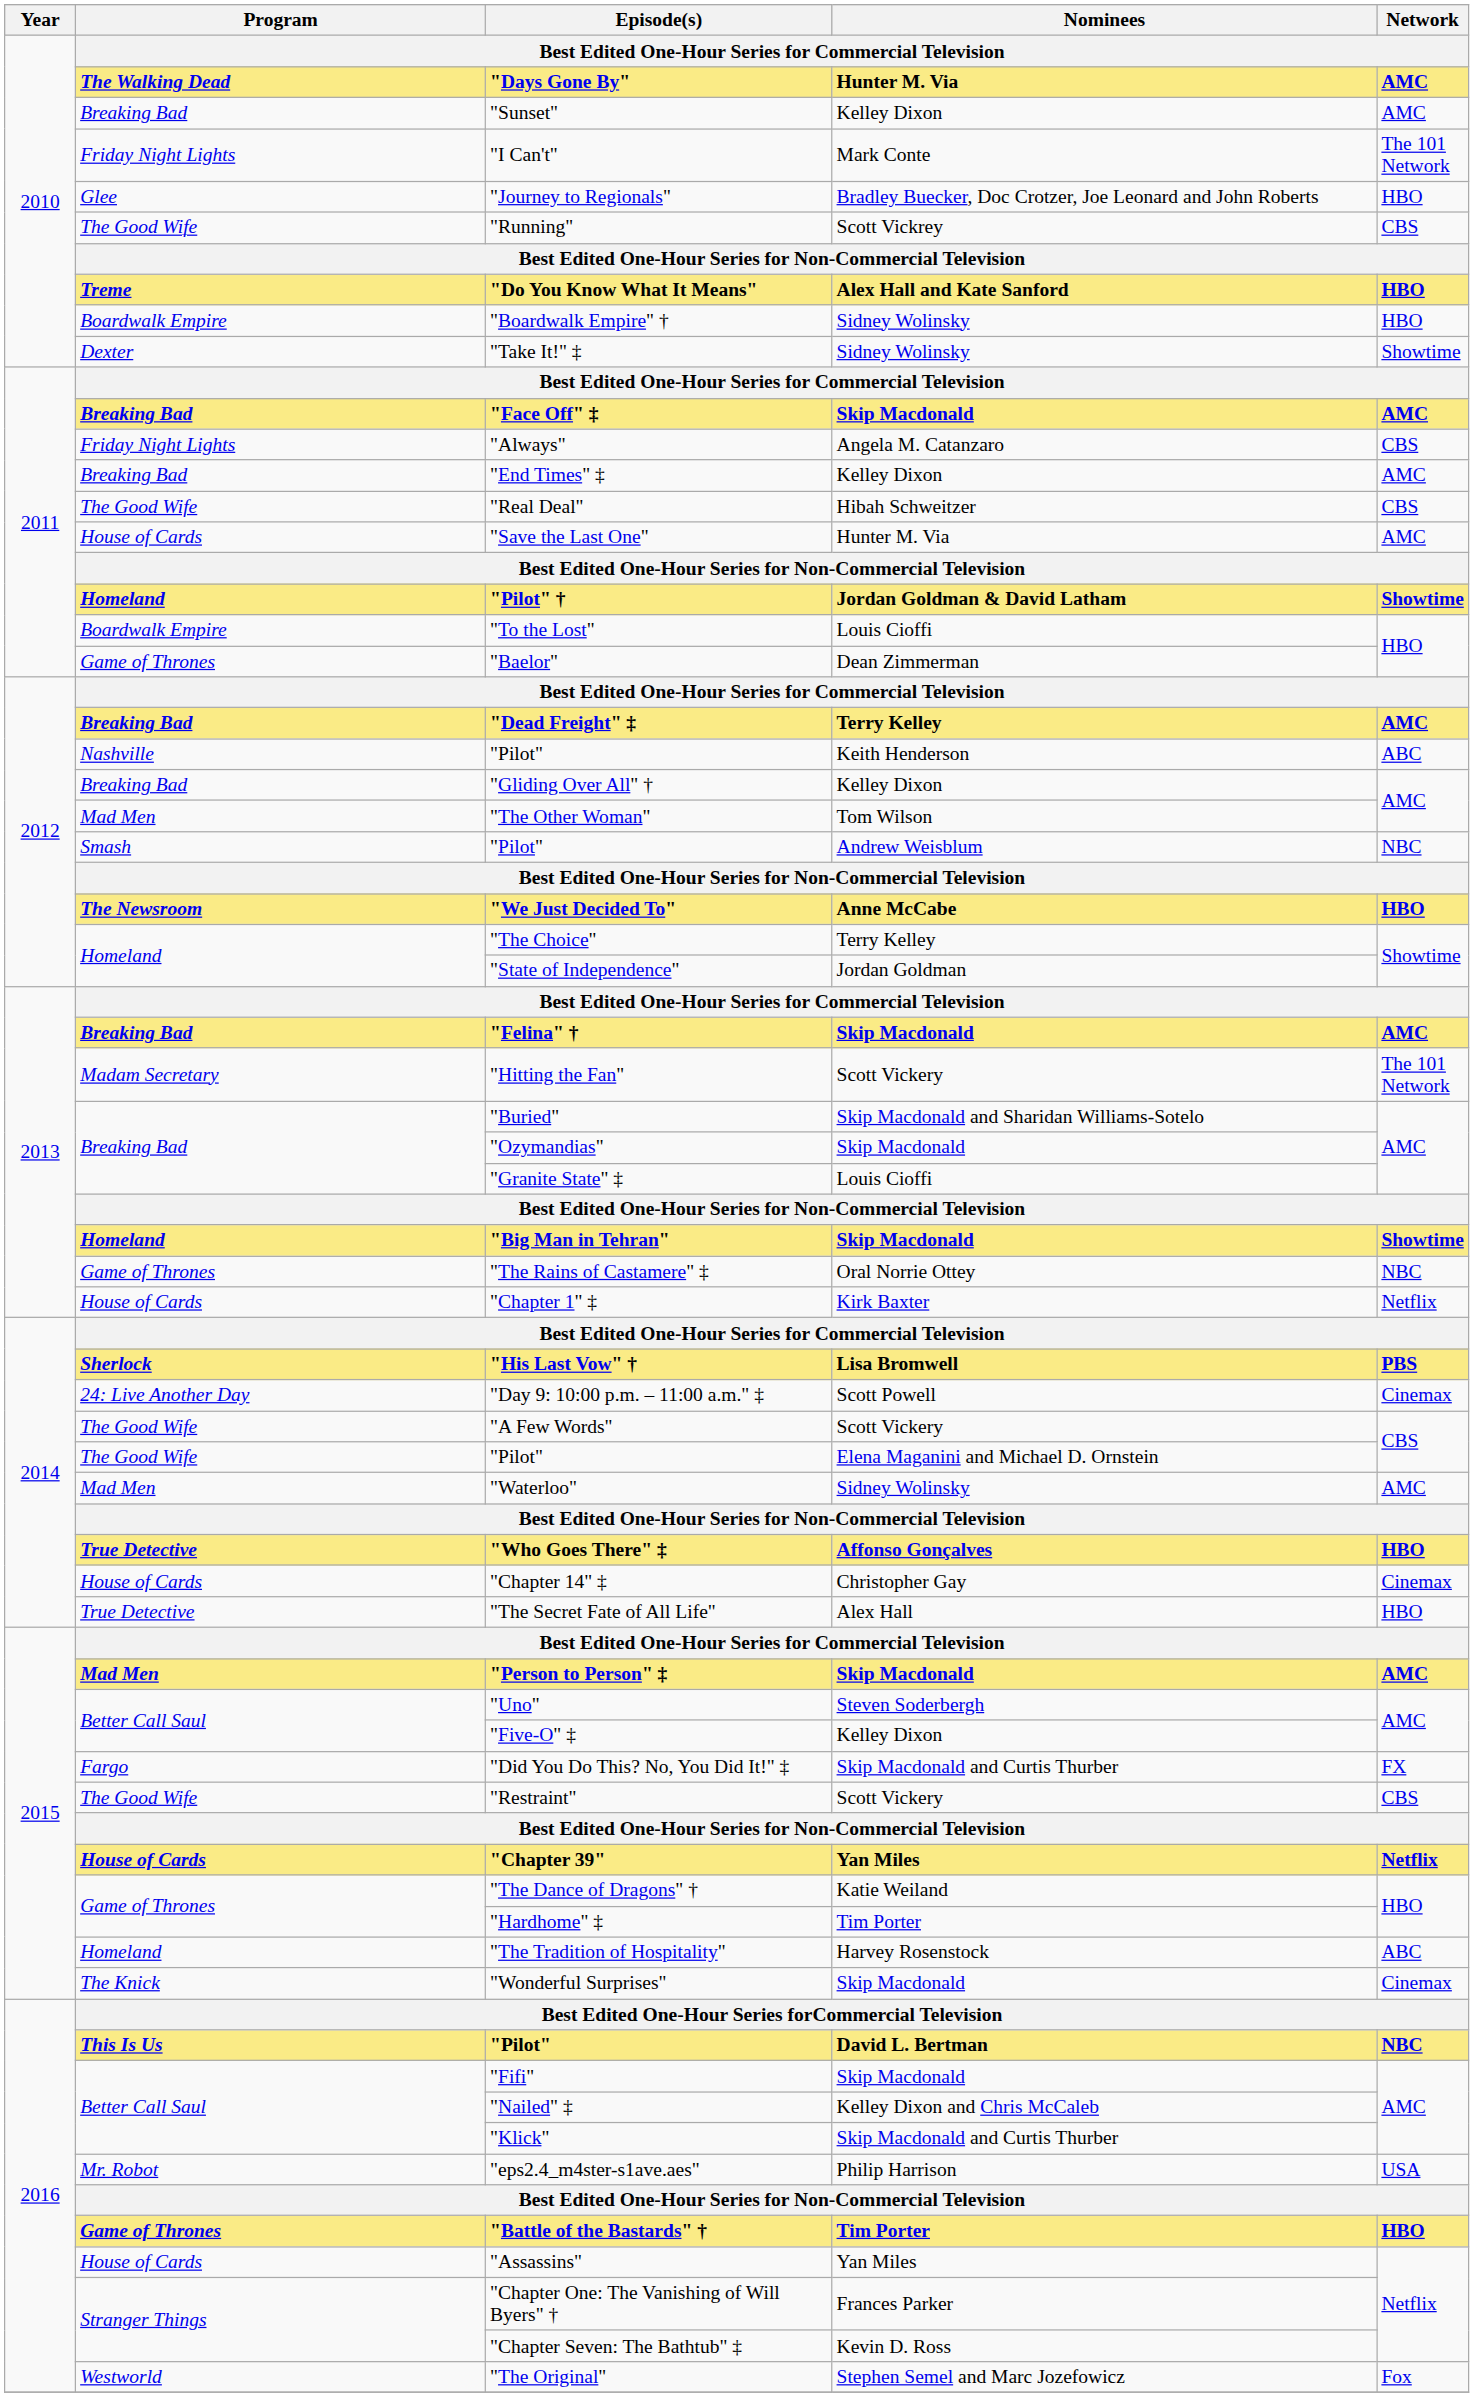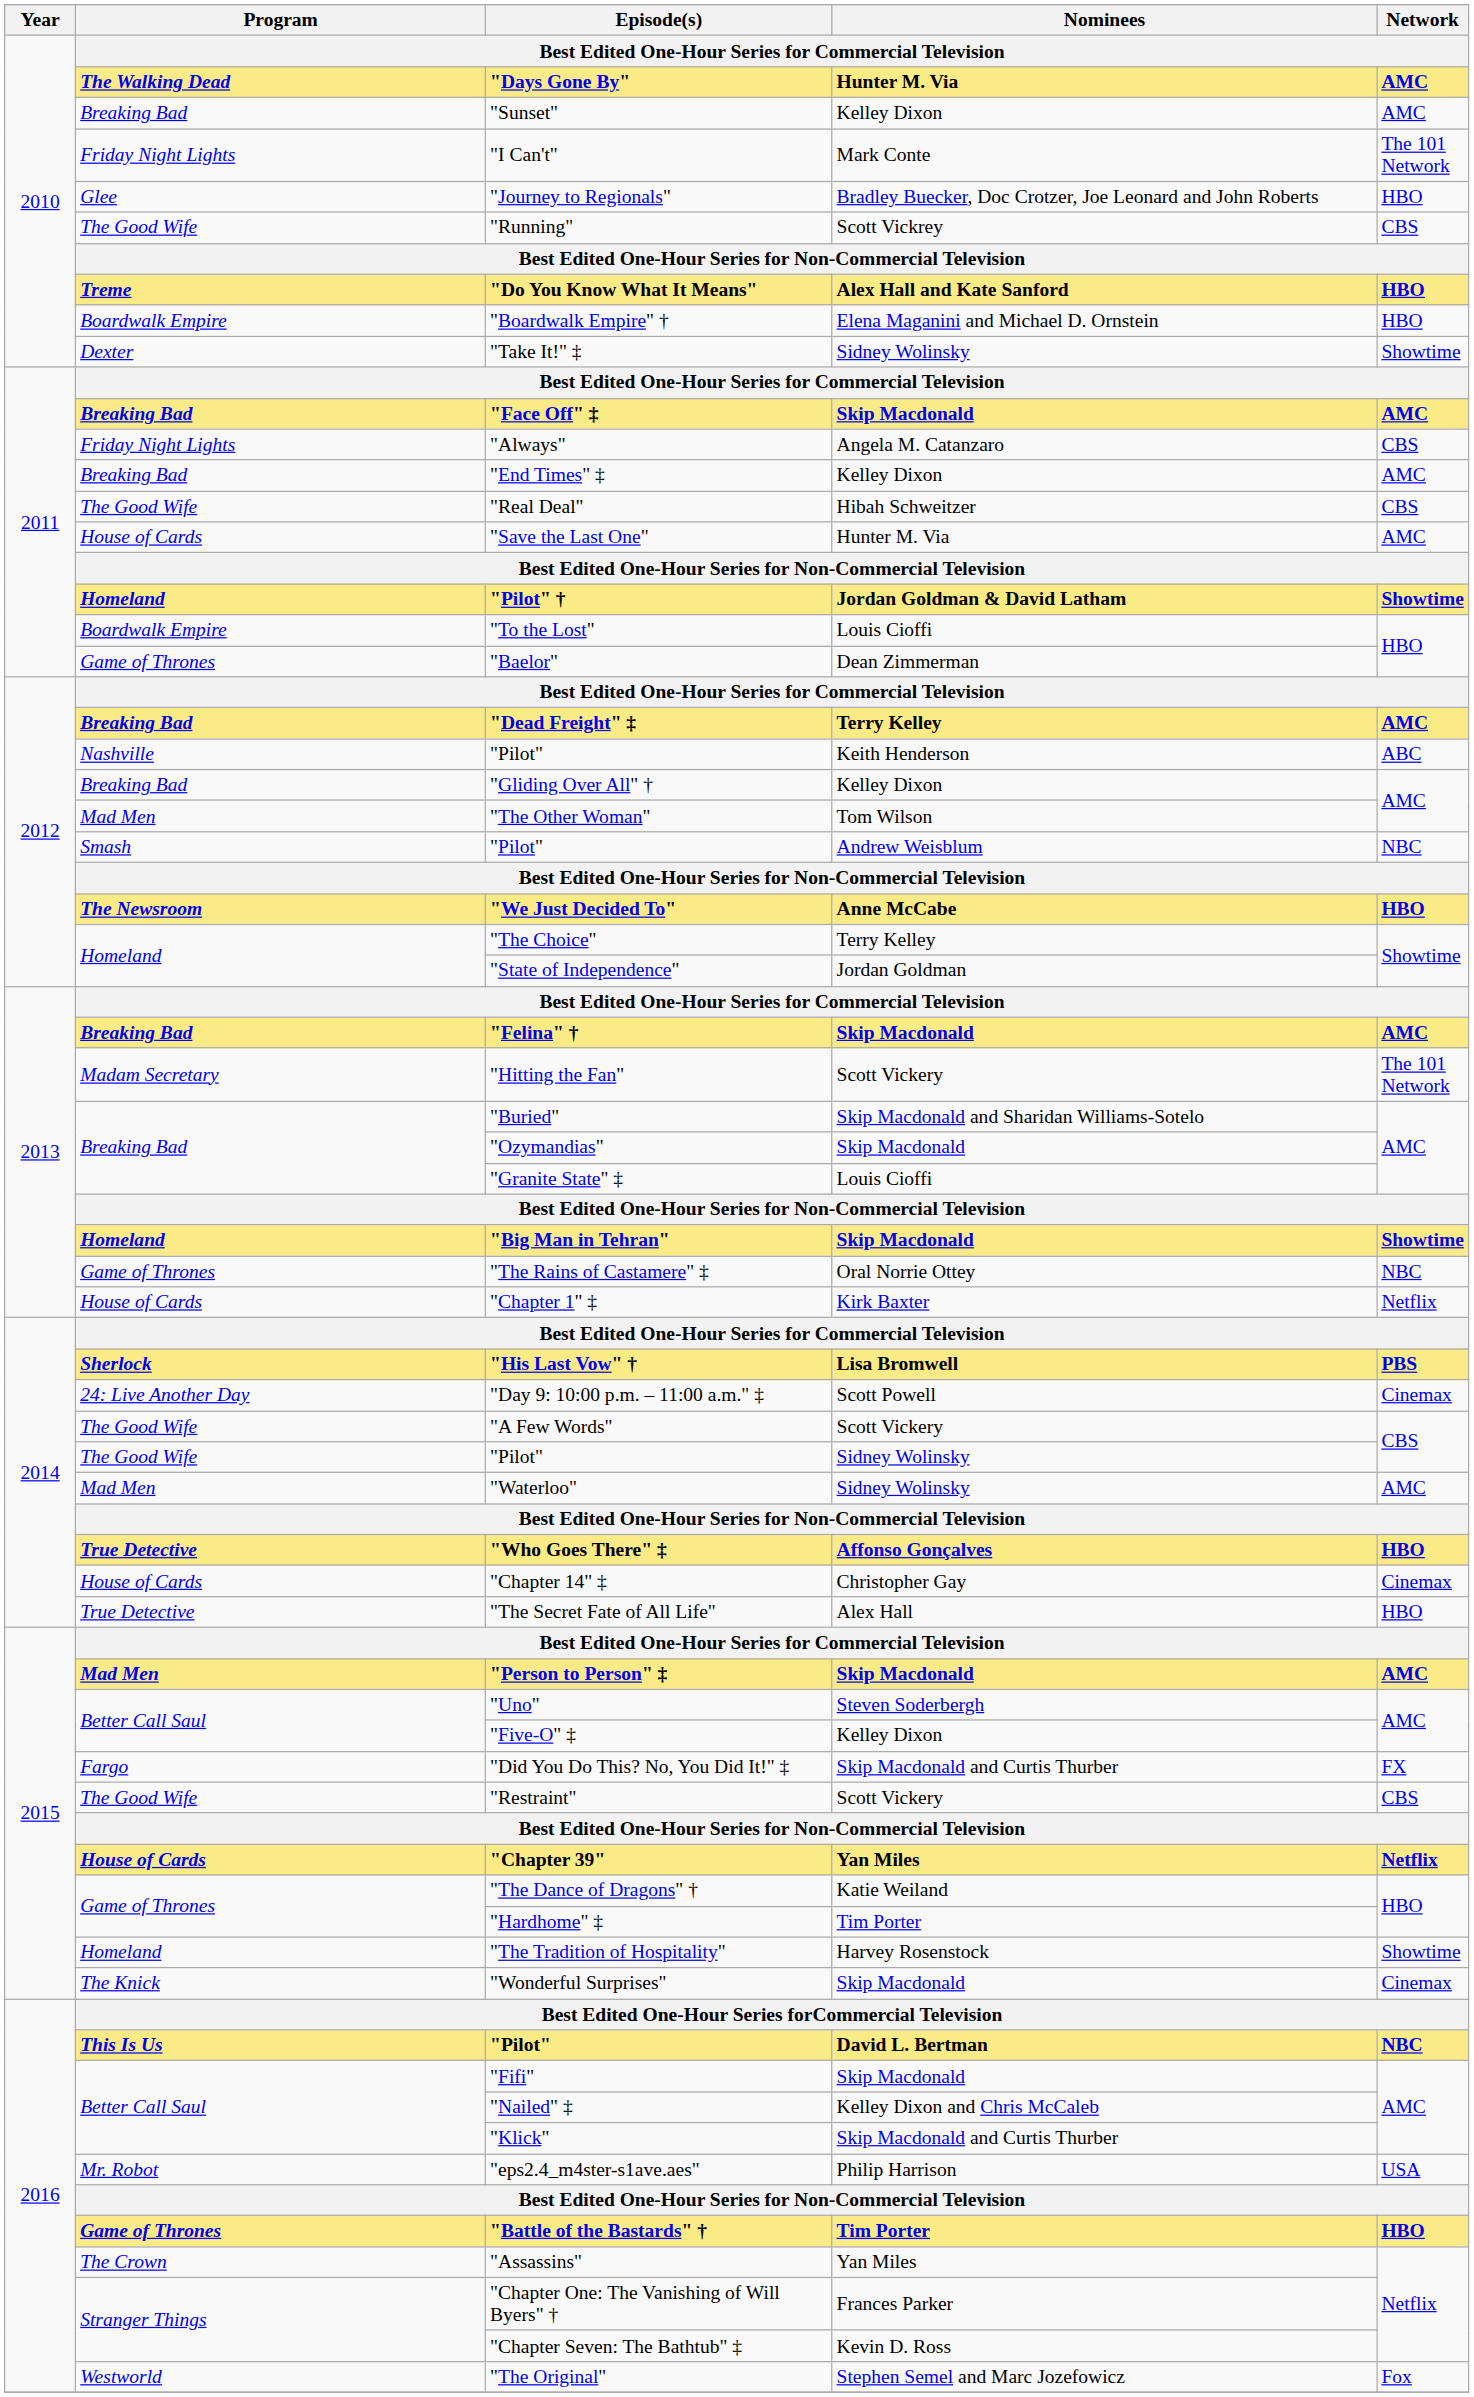(903, 320) Sidney Wolinsky -> (998, 320) Elena Maganini and Michael D. Ornstein
(998, 1456) Elena Maganini and Michael D. Ornstein -> (903, 1456) Sidney Wolinsky
(1401, 1952) ABC -> (1421, 1952) Showtime
(141, 2261) House of Cards -> (123, 2261) The Crown
